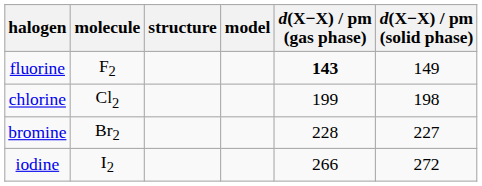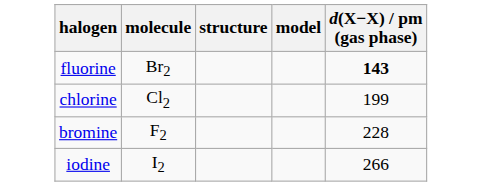- column: (426, 28)
(107, 67) F2 -> (158, 67) Br2
(107, 132) Br2 -> (158, 132) F2
